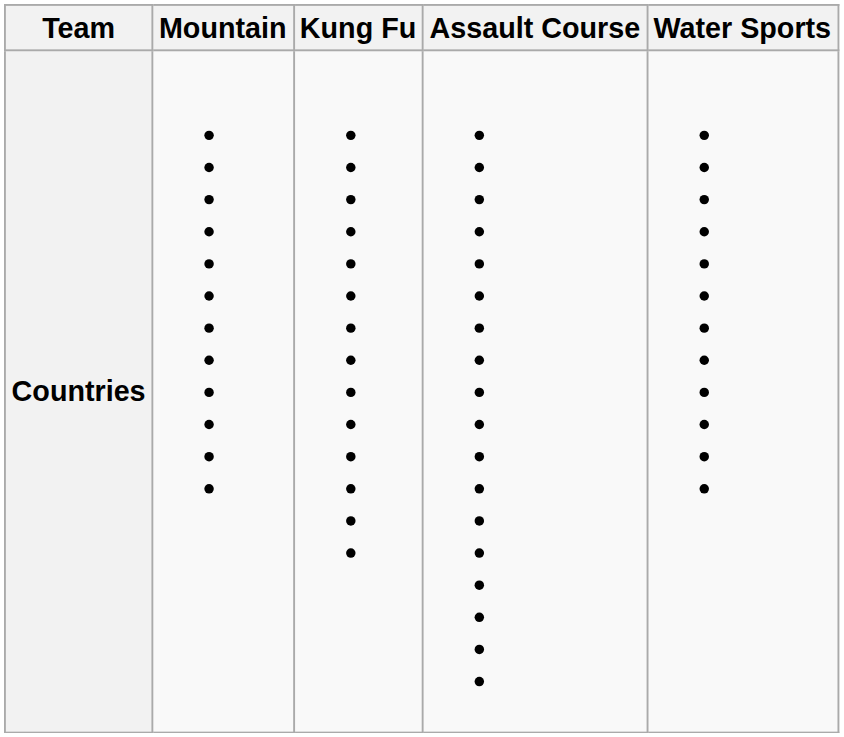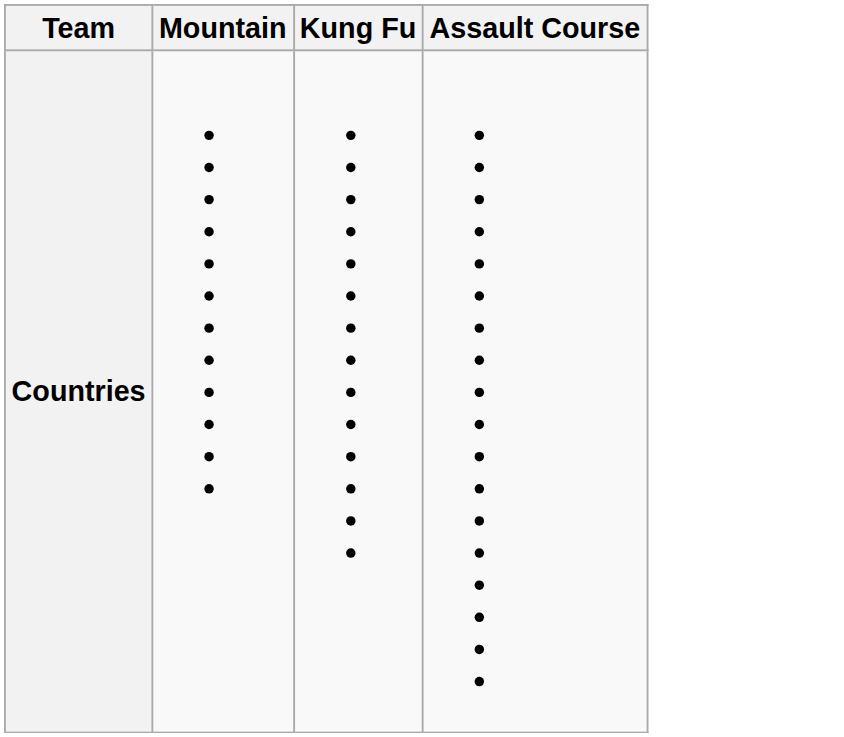- column: (742, 28)
